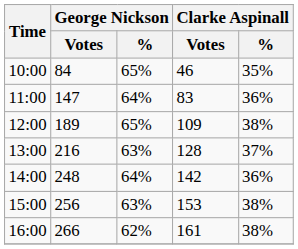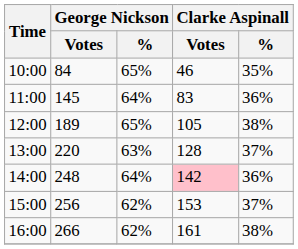(67, 97) 147 -> (67, 97) 145
(189, 124) 109 -> (189, 124) 105
(67, 151) 216 -> (67, 151) 220
(189, 177) no background -> (189, 177) pink background
(136, 204) 63% -> (136, 204) 62%
(258, 204) 38% -> (258, 204) 37%
